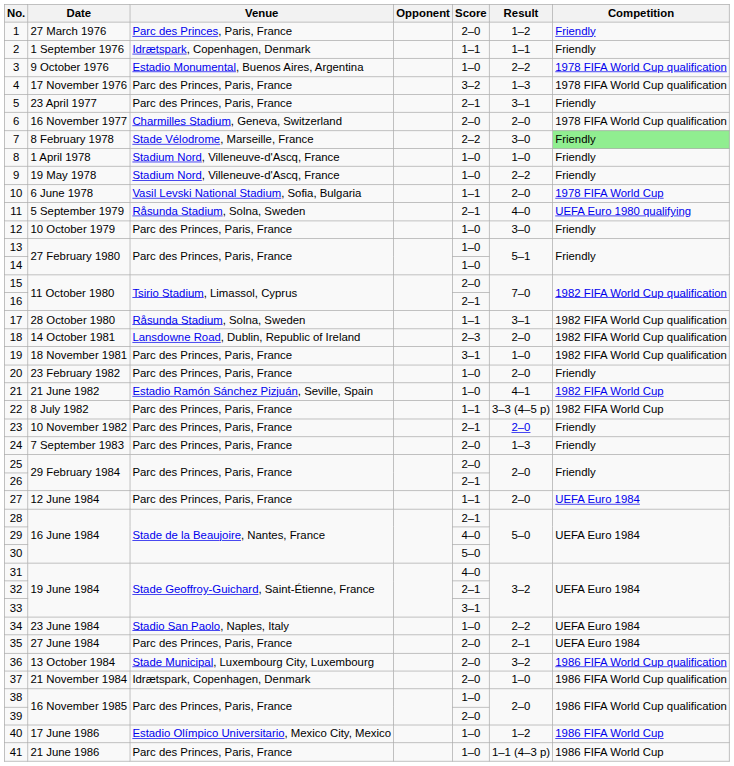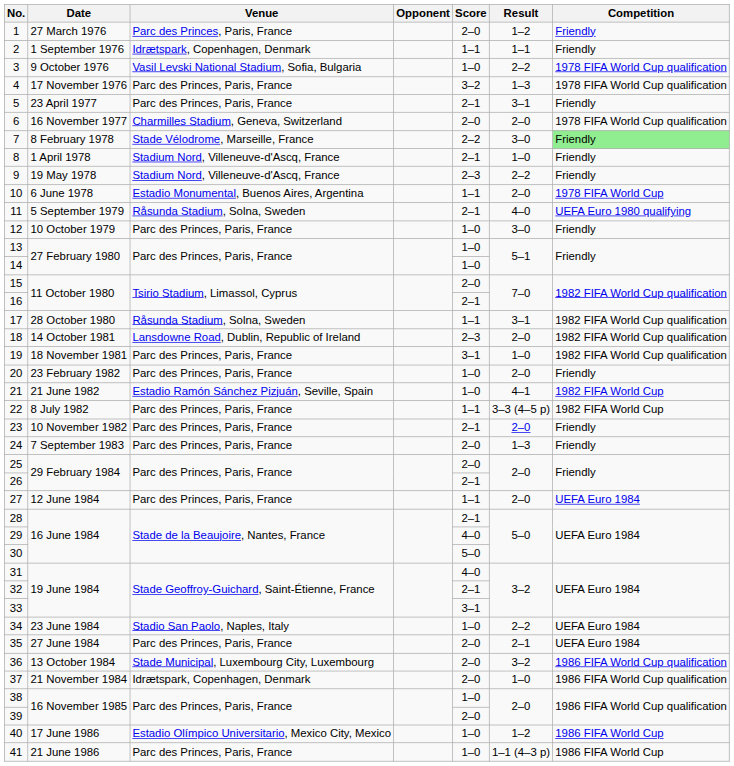(248, 67) Estadio Monumental, Buenos Aires, Argentina -> (247, 67) Vasil Levski National Stadium, Sofia, Bulgaria
(471, 157) 1–0 -> (471, 157) 2–1
(471, 175) 1–0 -> (471, 175) 2–3
(247, 193) Vasil Levski National Stadium, Sofia, Bulgaria -> (248, 193) Estadio Monumental, Buenos Aires, Argentina
